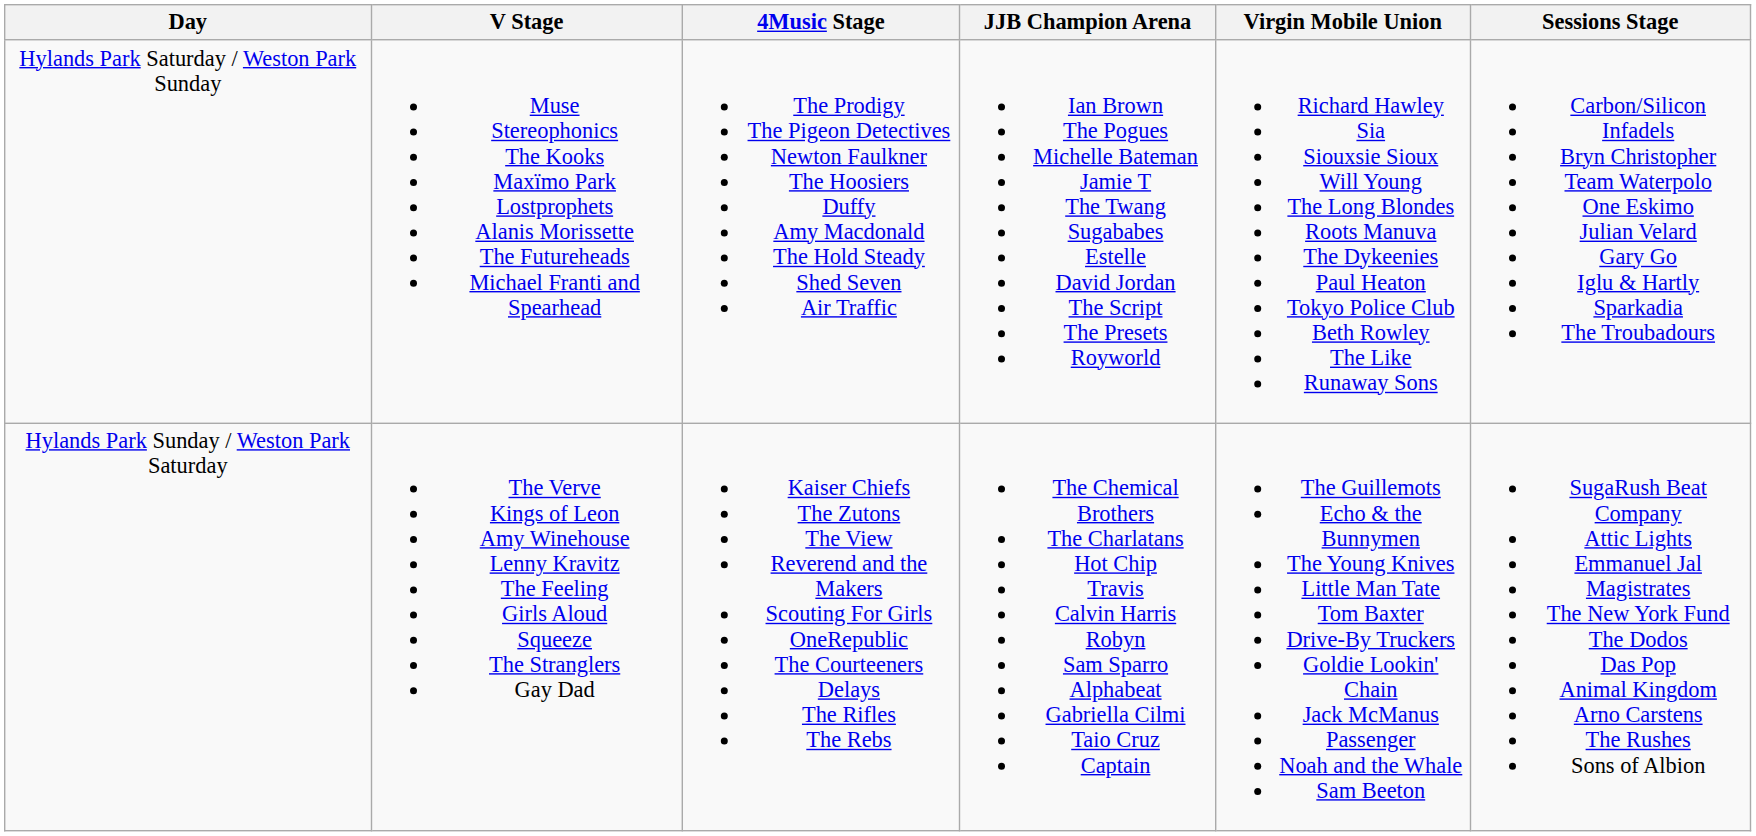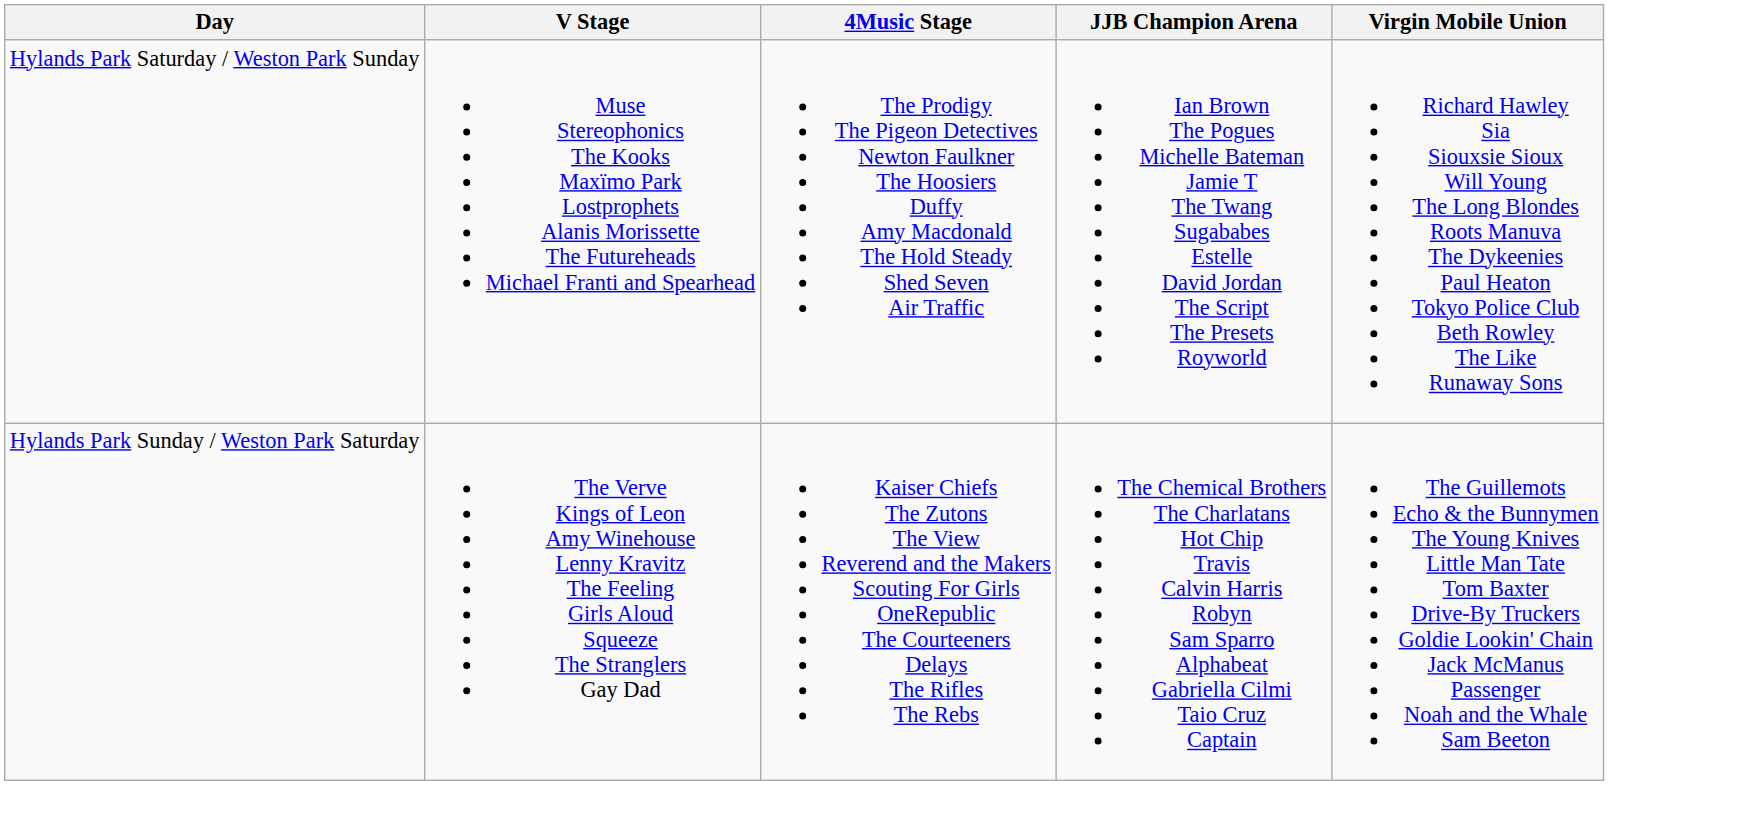- column: (1610, 22)
